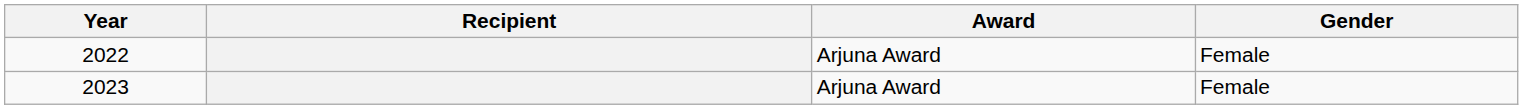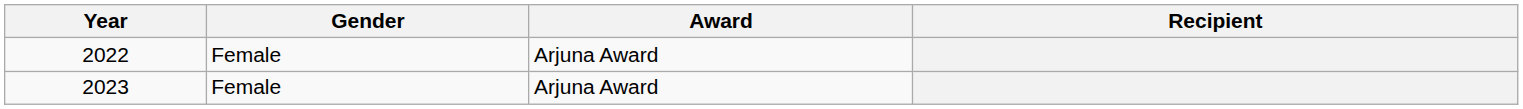columns swapped: (509, 21) <-> (1357, 21)
